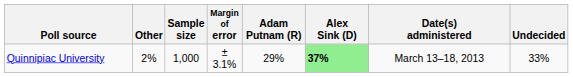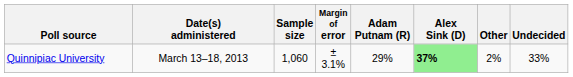columns swapped: (439, 30) <-> (149, 36)
(186, 58) 1,000 -> (295, 58) 1,060
